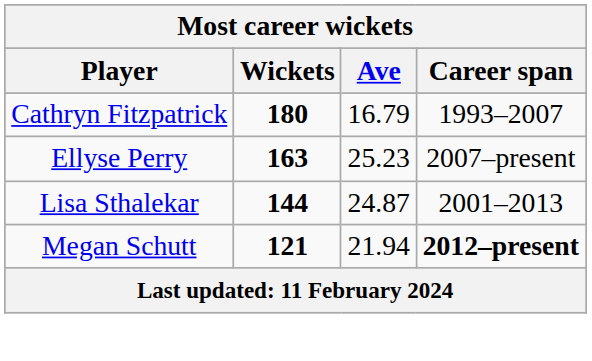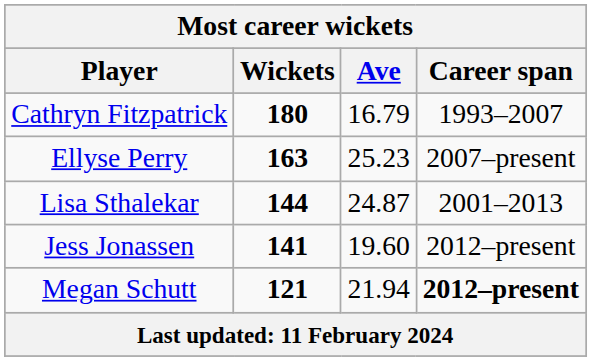+ row: (119, 245)
